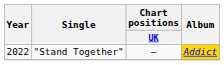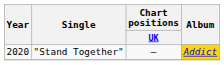(18, 52) 2022 -> (18, 52) 2020
